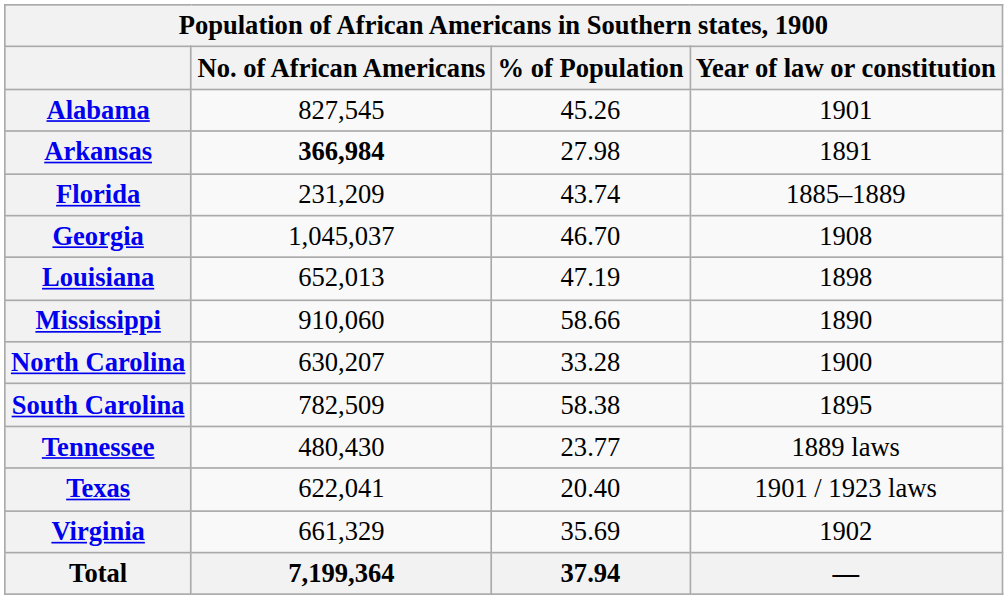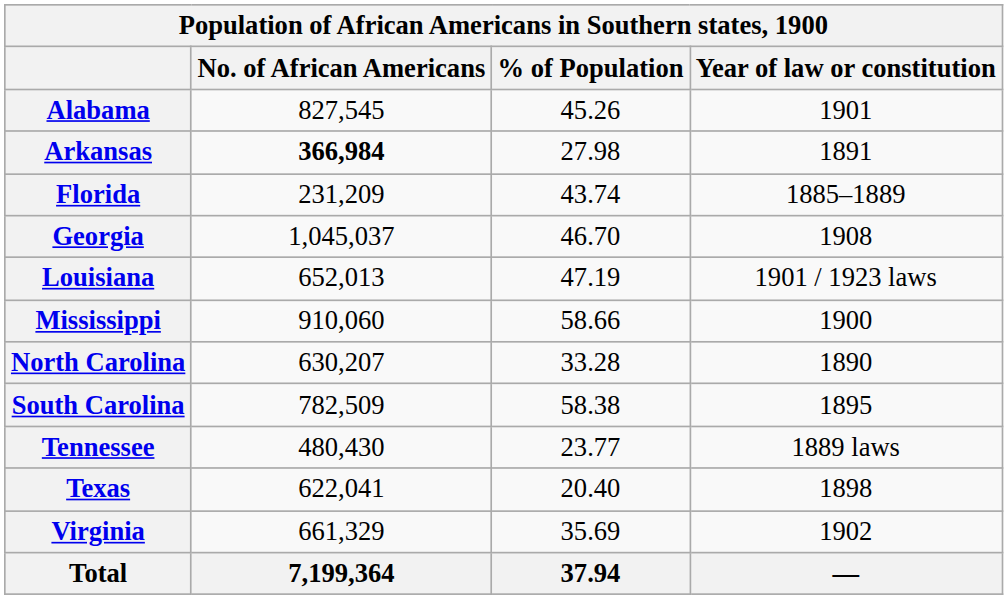(846, 278) 1898 -> (846, 278) 1901 / 1923 laws
(846, 320) 1890 -> (846, 320) 1900
(846, 362) 1900 -> (846, 362) 1890
(846, 488) 1901 / 1923 laws -> (846, 488) 1898
